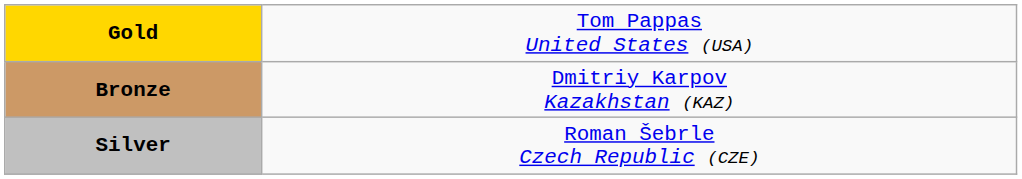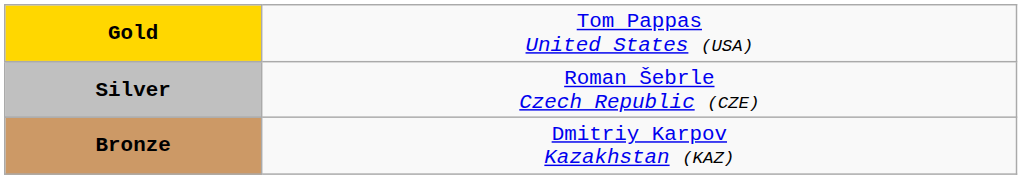rows swapped: (133, 146) <-> (133, 90)
